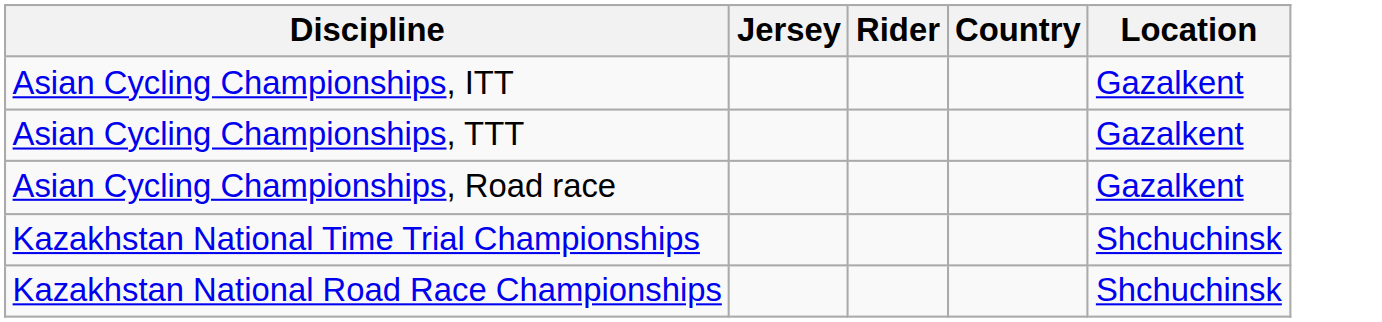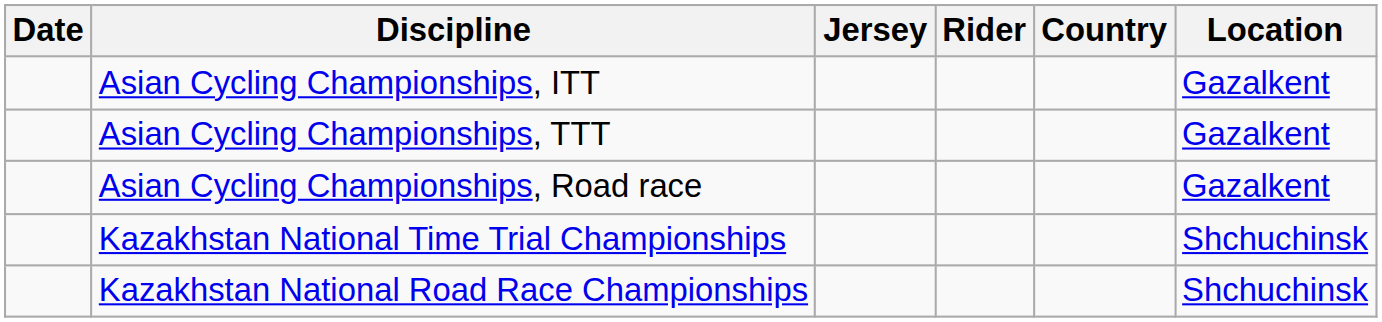+ column: (48, 30)
